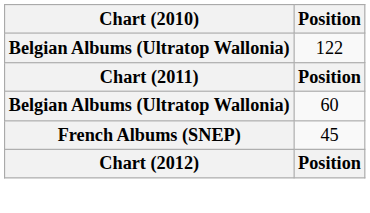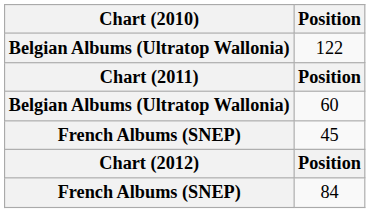+ row: (330, 192)
